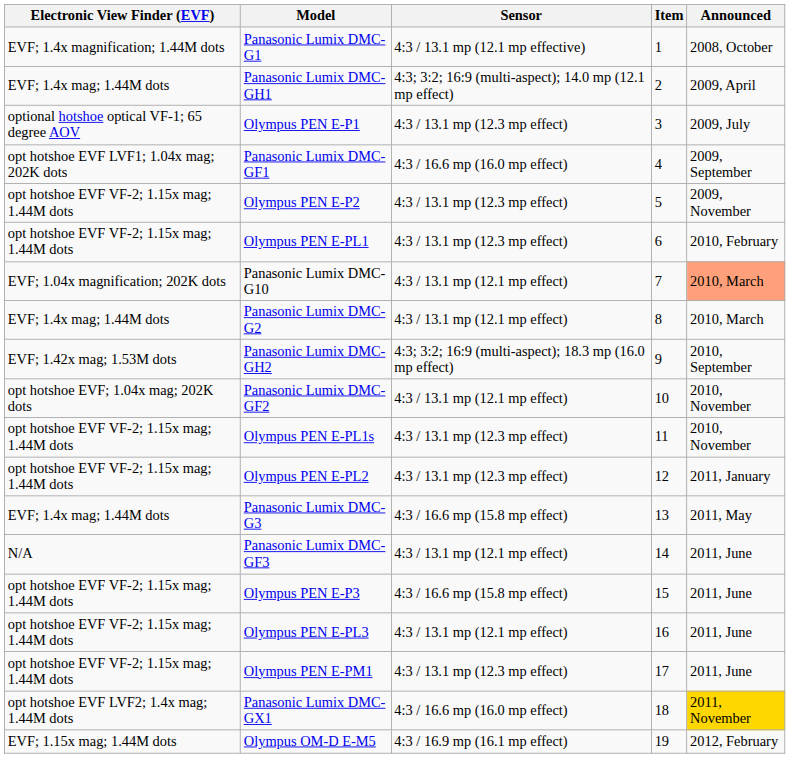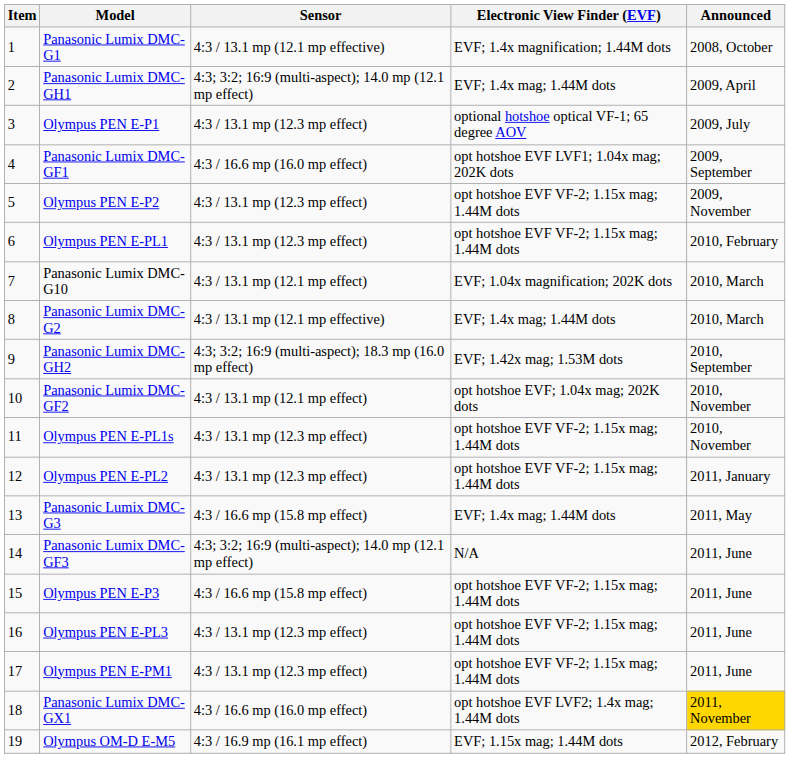columns swapped: (669, 15) <-> (122, 15)
(727, 281) lightsalmon background -> (727, 281) no background
(481, 320) 4:3 / 13.1 mp (12.1 mp effect) -> (289, 320) 4:3 / 13.1 mp (12.1 mp effective)
(481, 554) 4:3 / 13.1 mp (12.1 mp effect) -> (319, 554) 4:3; 3:2; 16:9 (multi-aspect); 14.0 mp (12.1 mp effect)
(481, 632) 4:3 / 13.1 mp (12.1 mp effect) -> (280, 632) 4:3 / 13.1 mp (12.3 mp effect)
